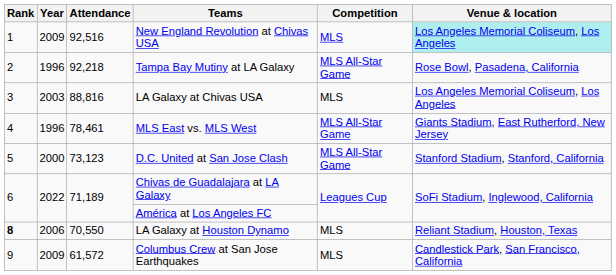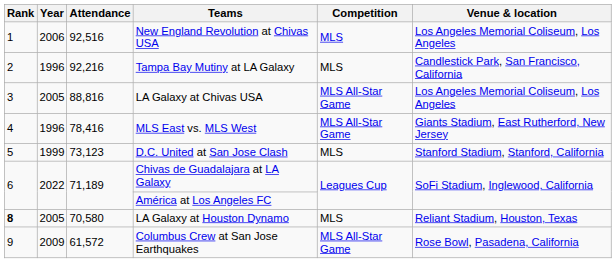(52, 37) 2009 -> (52, 37) 2006
(507, 37) paleturquoise background -> (507, 37) no background
(87, 67) 92,218 -> (87, 67) 92,216
(351, 67) MLS All-Star Game -> (332, 67) MLS
(497, 67) Rose Bowl, Pasadena, California -> (497, 67) Candlestick Park, San Francisco, California
(52, 98) 2003 -> (52, 98) 2005
(332, 98) MLS -> (351, 98) MLS All-Star Game
(87, 128) 78,461 -> (87, 128) 78,416
(52, 158) 2000 -> (52, 152) 1999
(351, 158) MLS All-Star Game -> (332, 152) MLS
(52, 231) 2006 -> (52, 218) 2005
(87, 231) 70,550 -> (87, 218) 70,580
(332, 255) MLS -> (351, 242) MLS All-Star Game
(497, 255) Candlestick Park, San Francisco, California -> (497, 242) Rose Bowl, Pasadena, California
